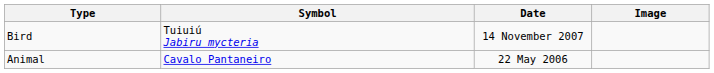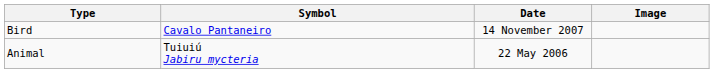(211, 36) Tuiuiú Jabiru mycteria -> (217, 30) Cavalo Pantaneiro
(217, 59) Cavalo Pantaneiro -> (211, 53) Tuiuiú Jabiru mycteria
